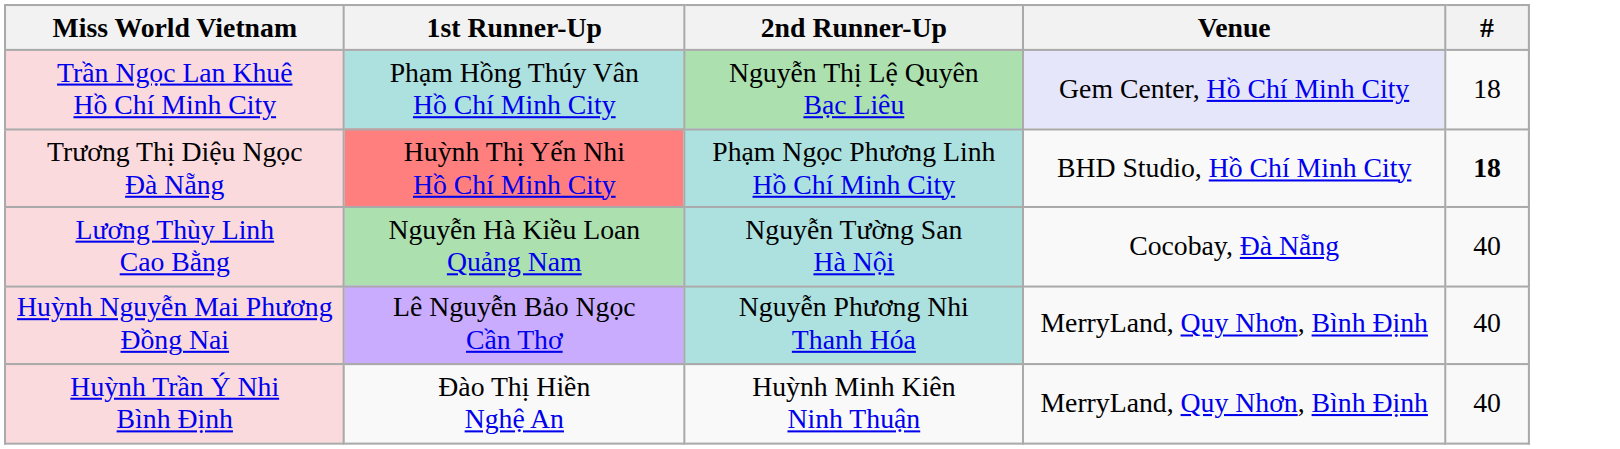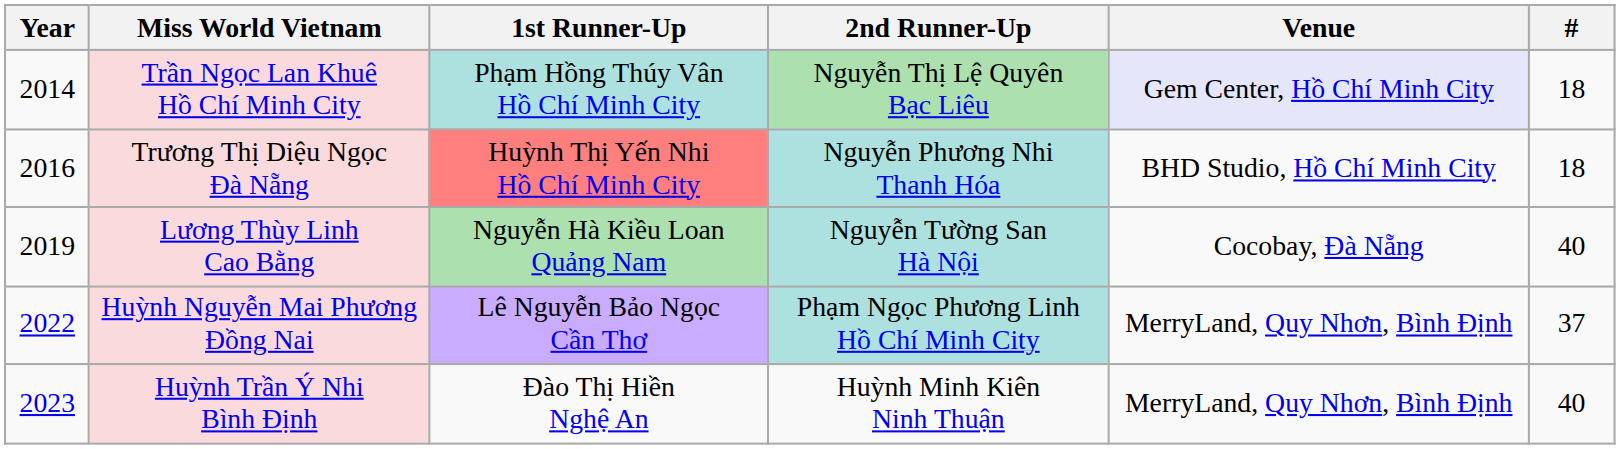+ column: (47, 26)
(854, 167) Phạm Ngọc Phương Linh Hồ Chí Minh City -> (938, 167) Nguyễn Phương Nhi Thanh Hóa
(1487, 167) bold -> (1572, 167) normal
(854, 324) Nguyễn Phương Nhi Thanh Hóa -> (938, 324) Phạm Ngọc Phương Linh Hồ Chí Minh City
(1487, 324) 40 -> (1572, 324) 37
